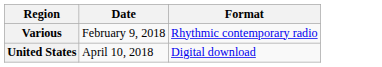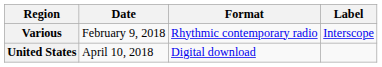+ column: (349, 14)
